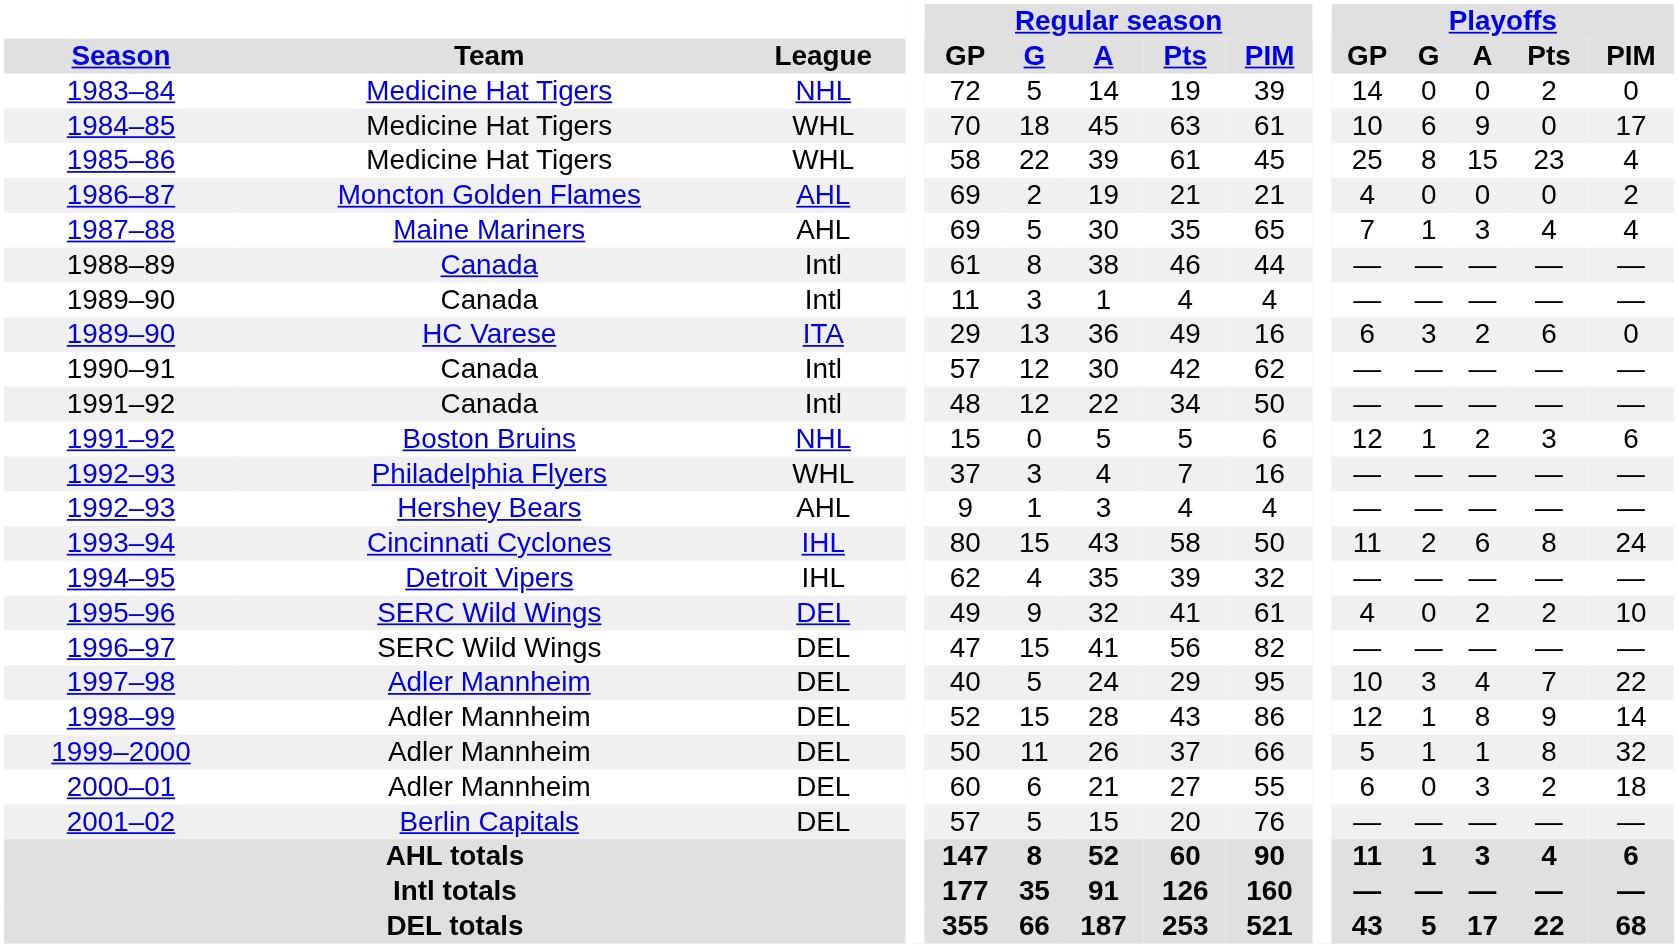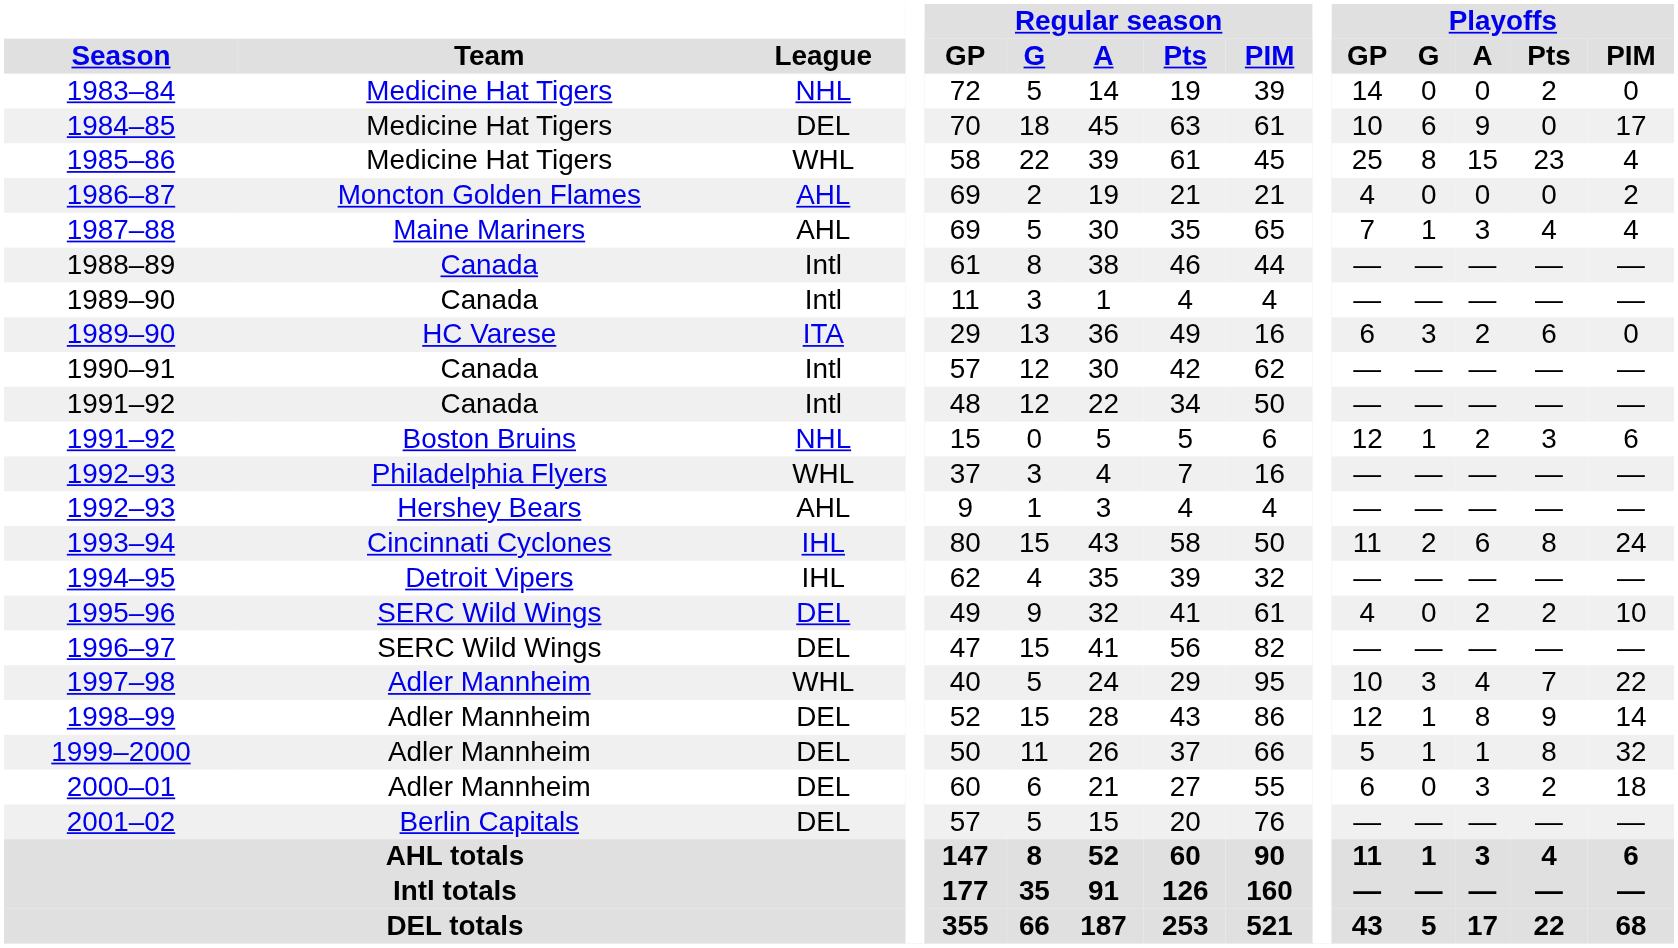(823, 125) WHL -> (823, 125) DEL
(823, 682) DEL -> (823, 682) WHL
